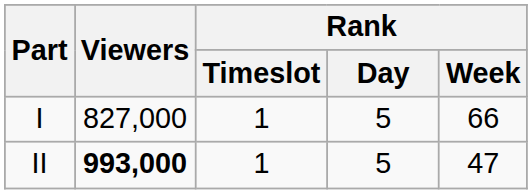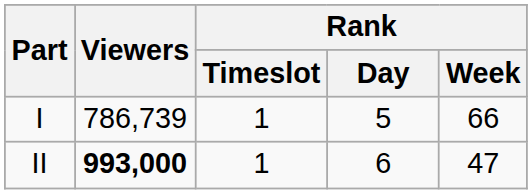(135, 118) 827,000 -> (135, 118) 786,739
(383, 164) 5 -> (383, 164) 6
